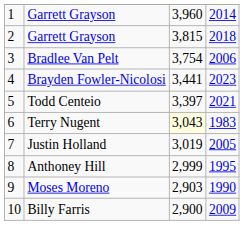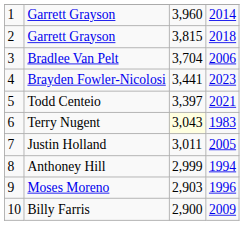(187, 58) 3,754 -> (187, 58) 3,704
(187, 144) 3,019 -> (187, 144) 3,011
(223, 166) 1995 -> (223, 166) 1994
(223, 187) 1990 -> (223, 187) 1996
